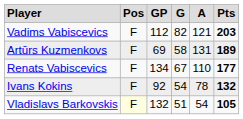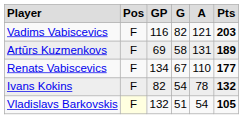(159, 31) 112 -> (159, 31) 116
(159, 86) 92 -> (159, 86) 82
